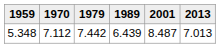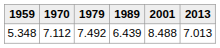(92, 33) 7.442 -> (92, 33) 7.492
(162, 33) 8.487 -> (162, 33) 8.488
